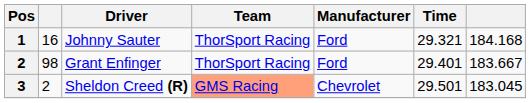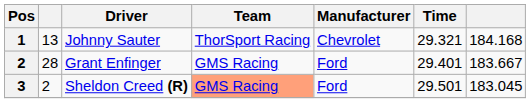(50, 40) 16 -> (50, 40) 13
(332, 40) Ford -> (349, 40) Chevrolet
(50, 63) 98 -> (50, 63) 28
(252, 63) ThorSport Racing -> (236, 63) GMS Racing
(349, 86) Chevrolet -> (332, 86) Ford
